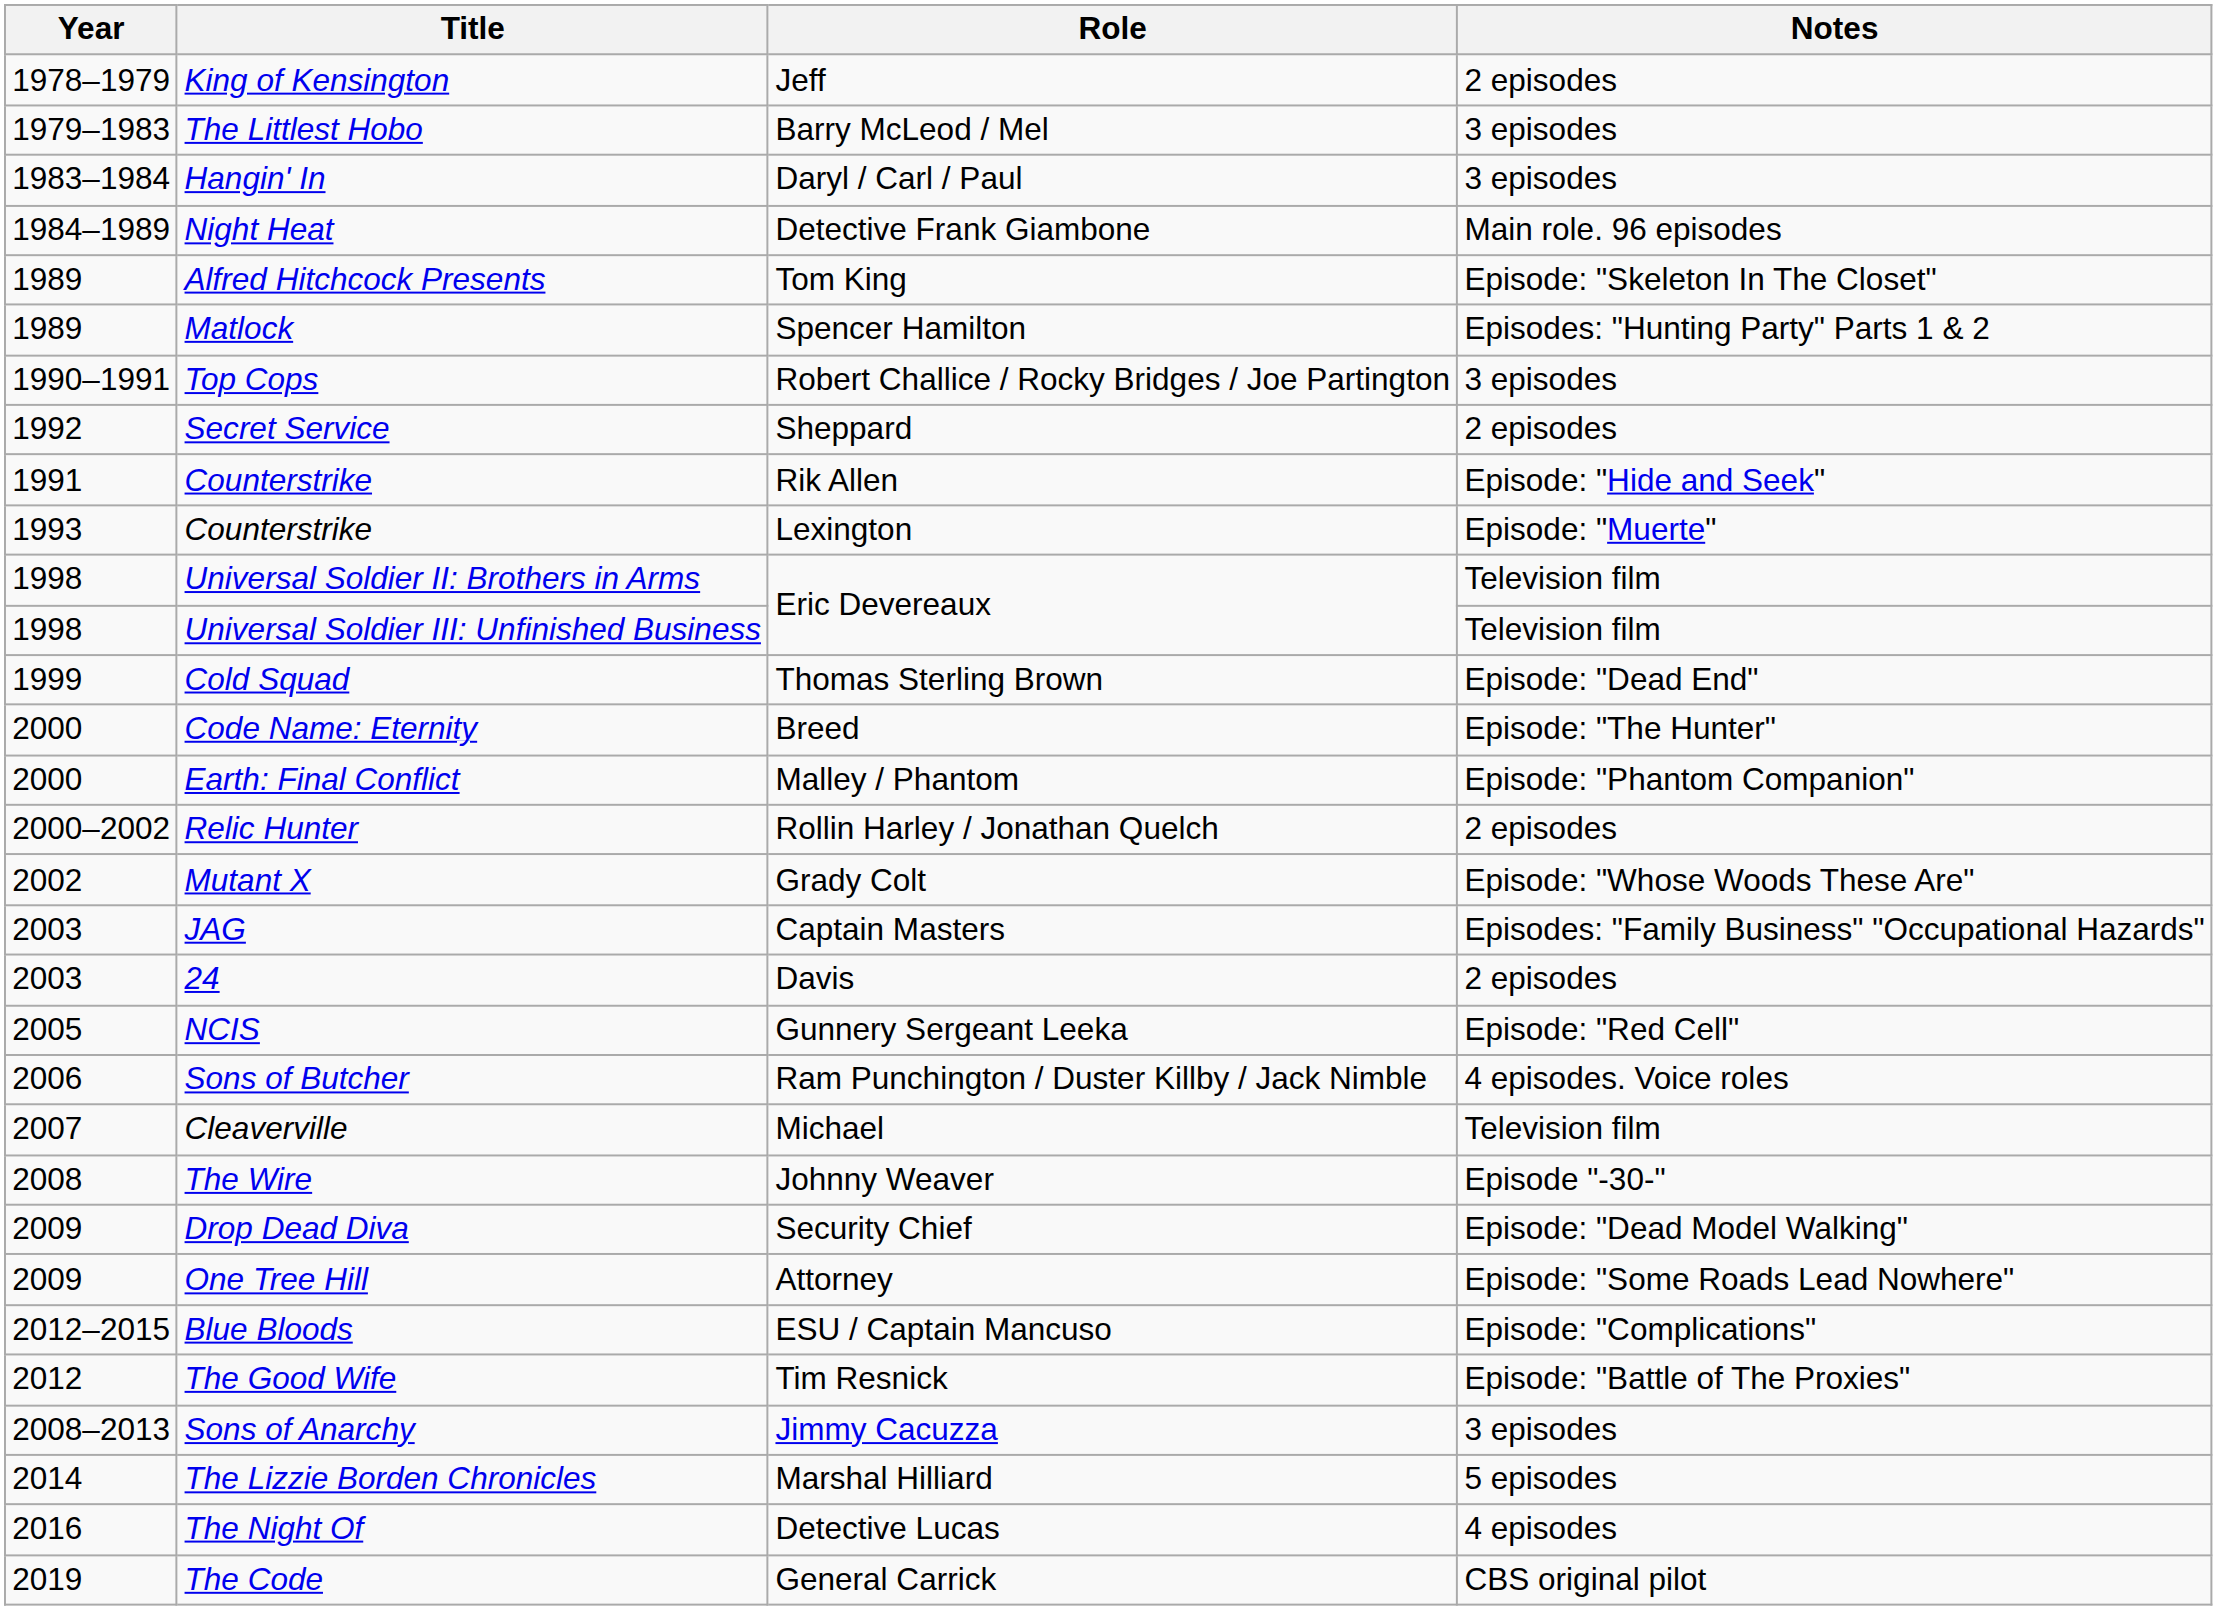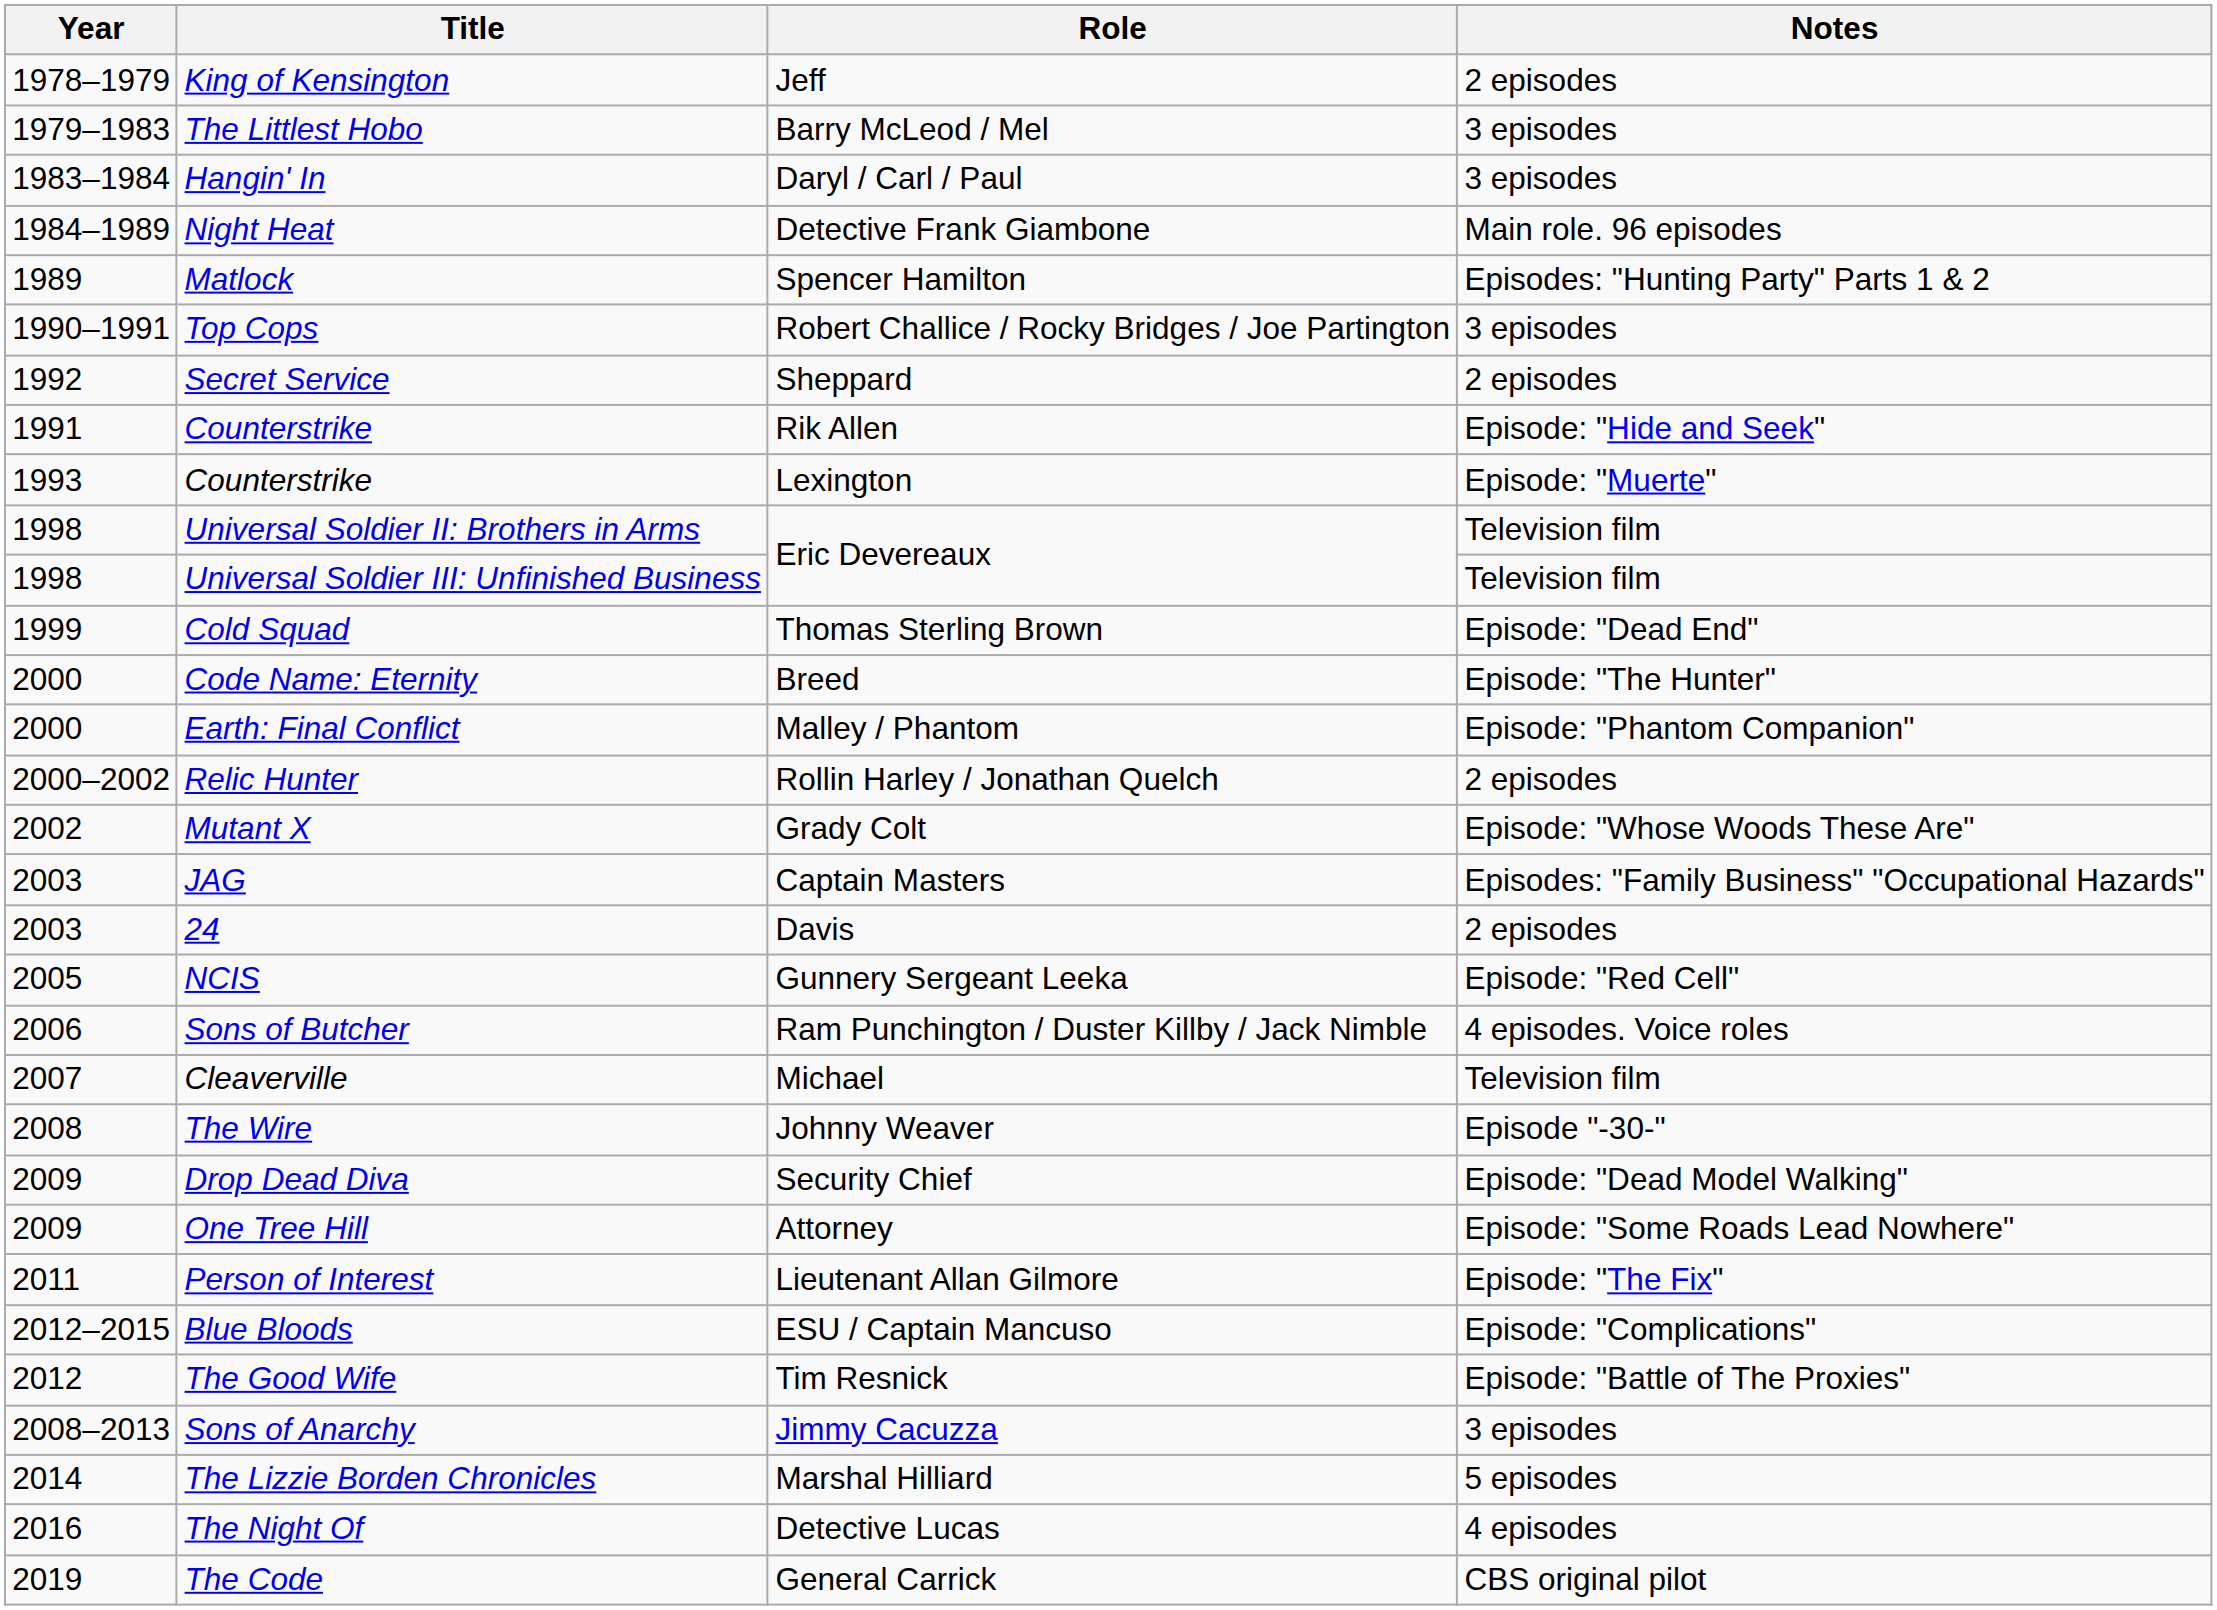- row: (365, 279)
+ row: (309, 1279)
